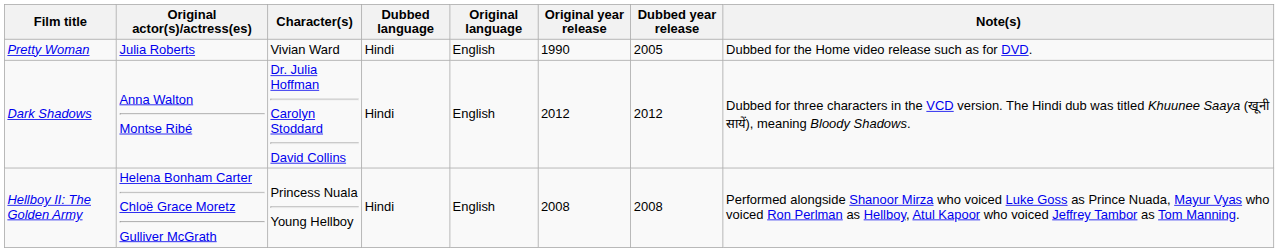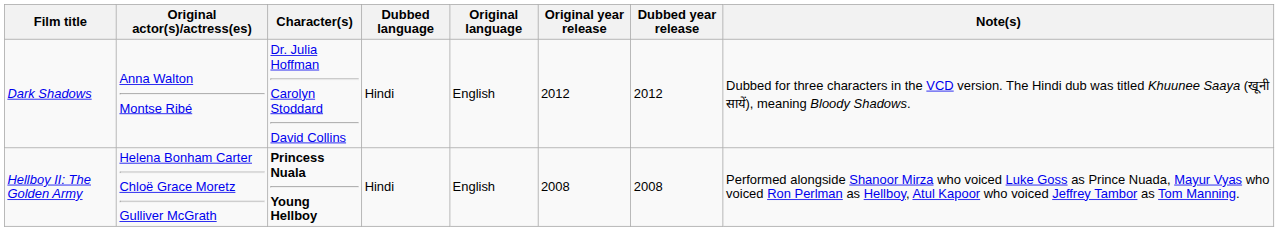- row: (48, 49)
(315, 207) normal -> (315, 187) bold
